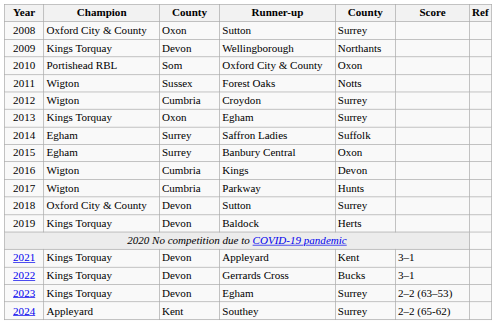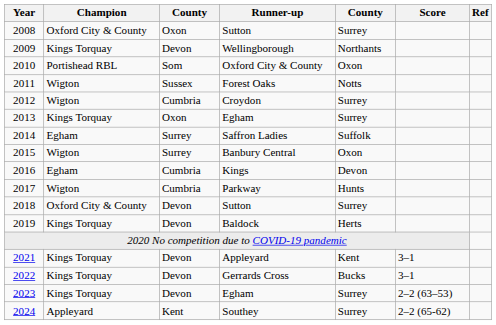(62, 153) Egham -> (63, 153) Wigton
(63, 170) Wigton -> (62, 170) Egham
